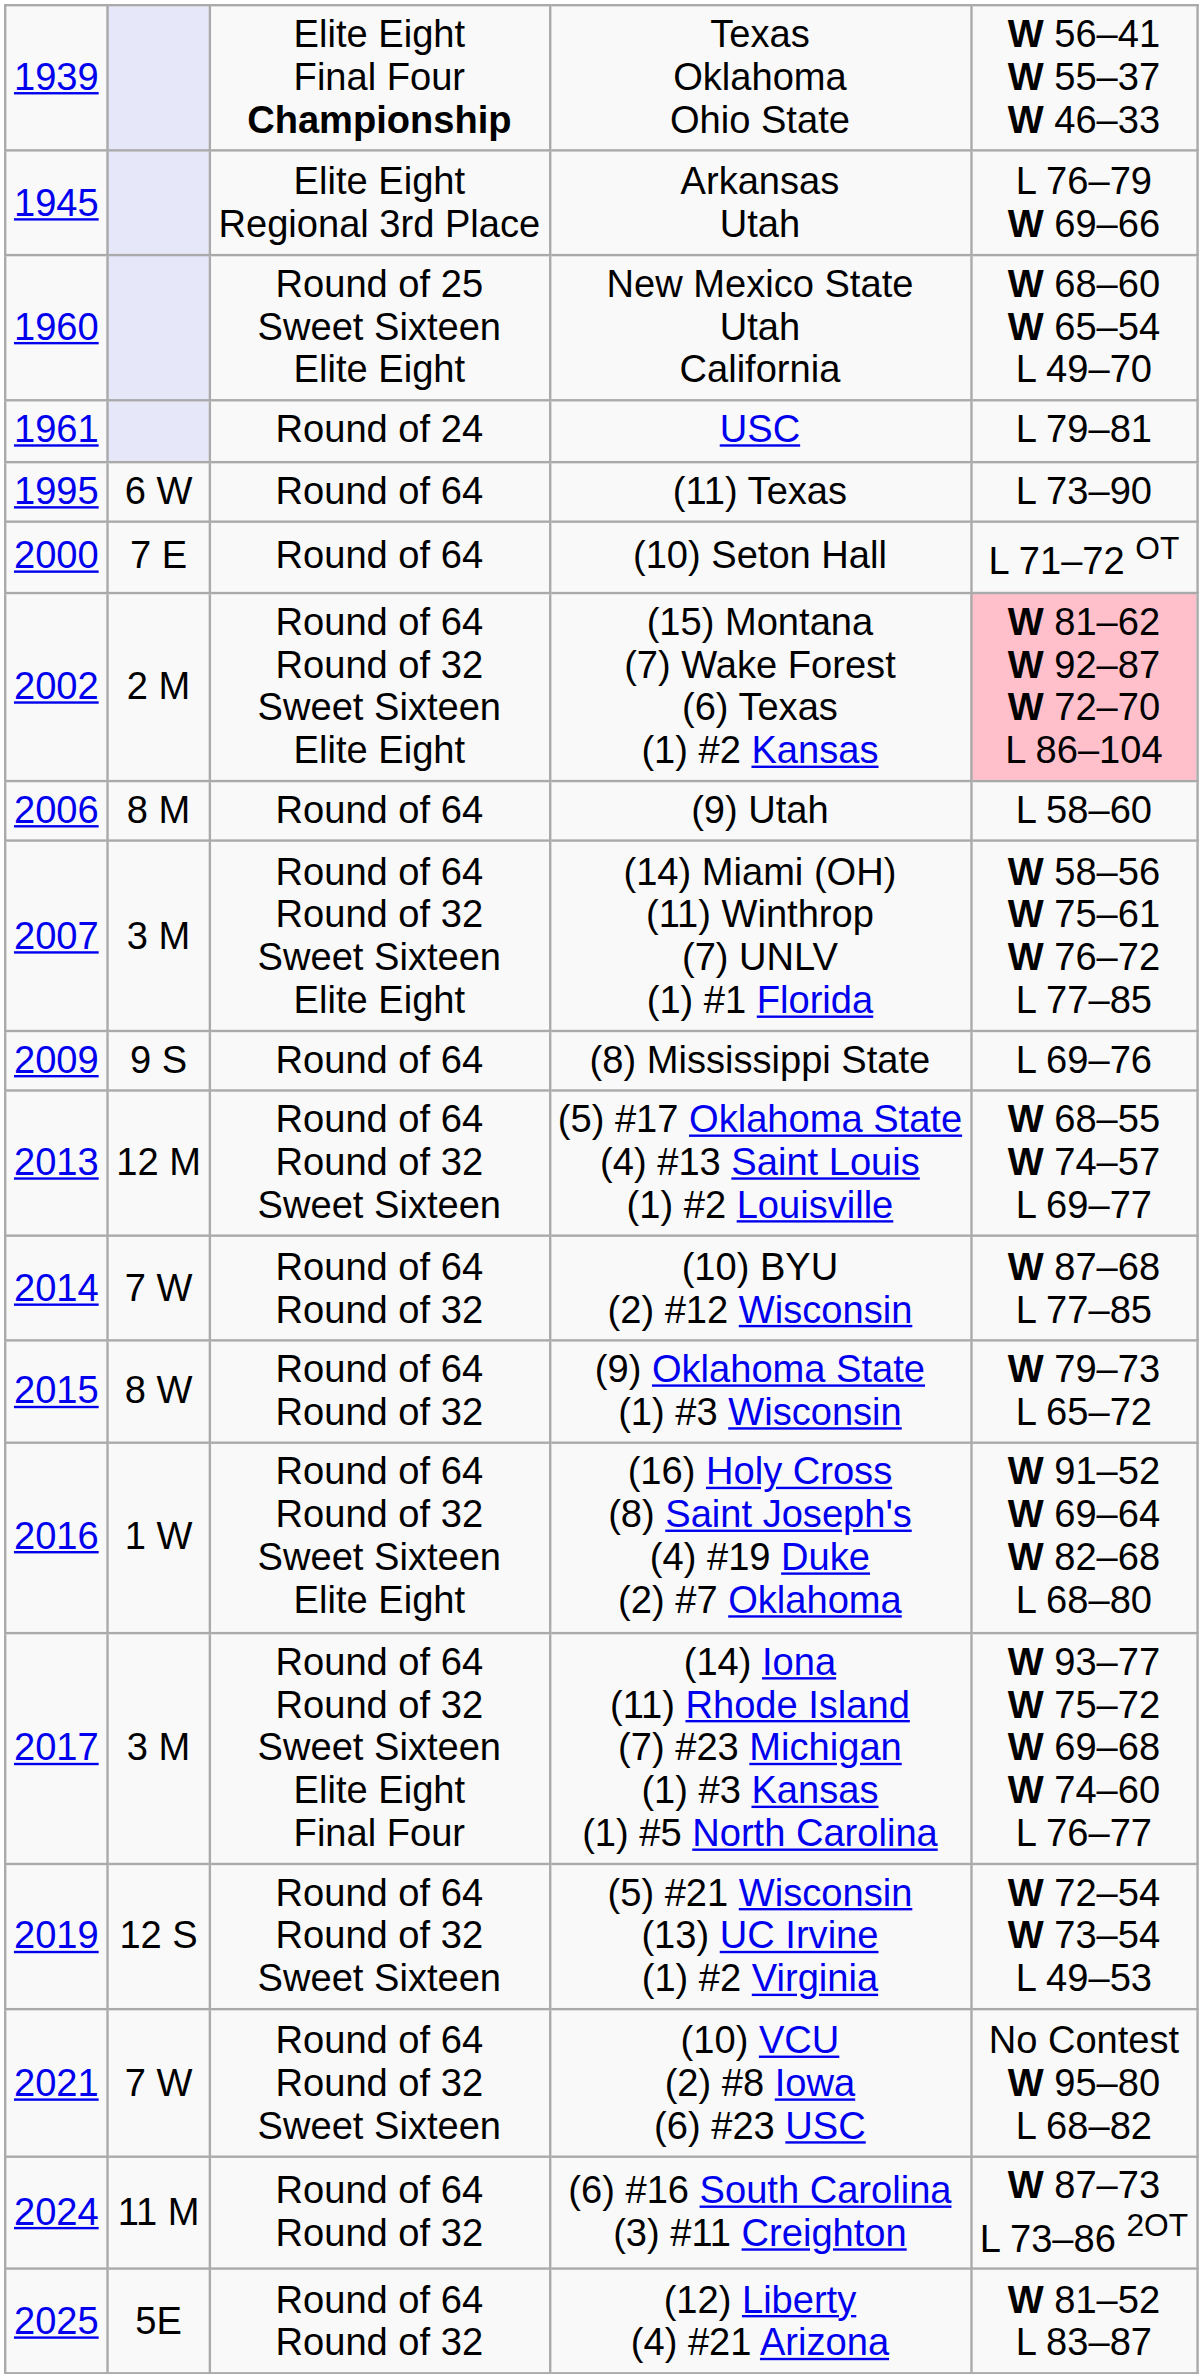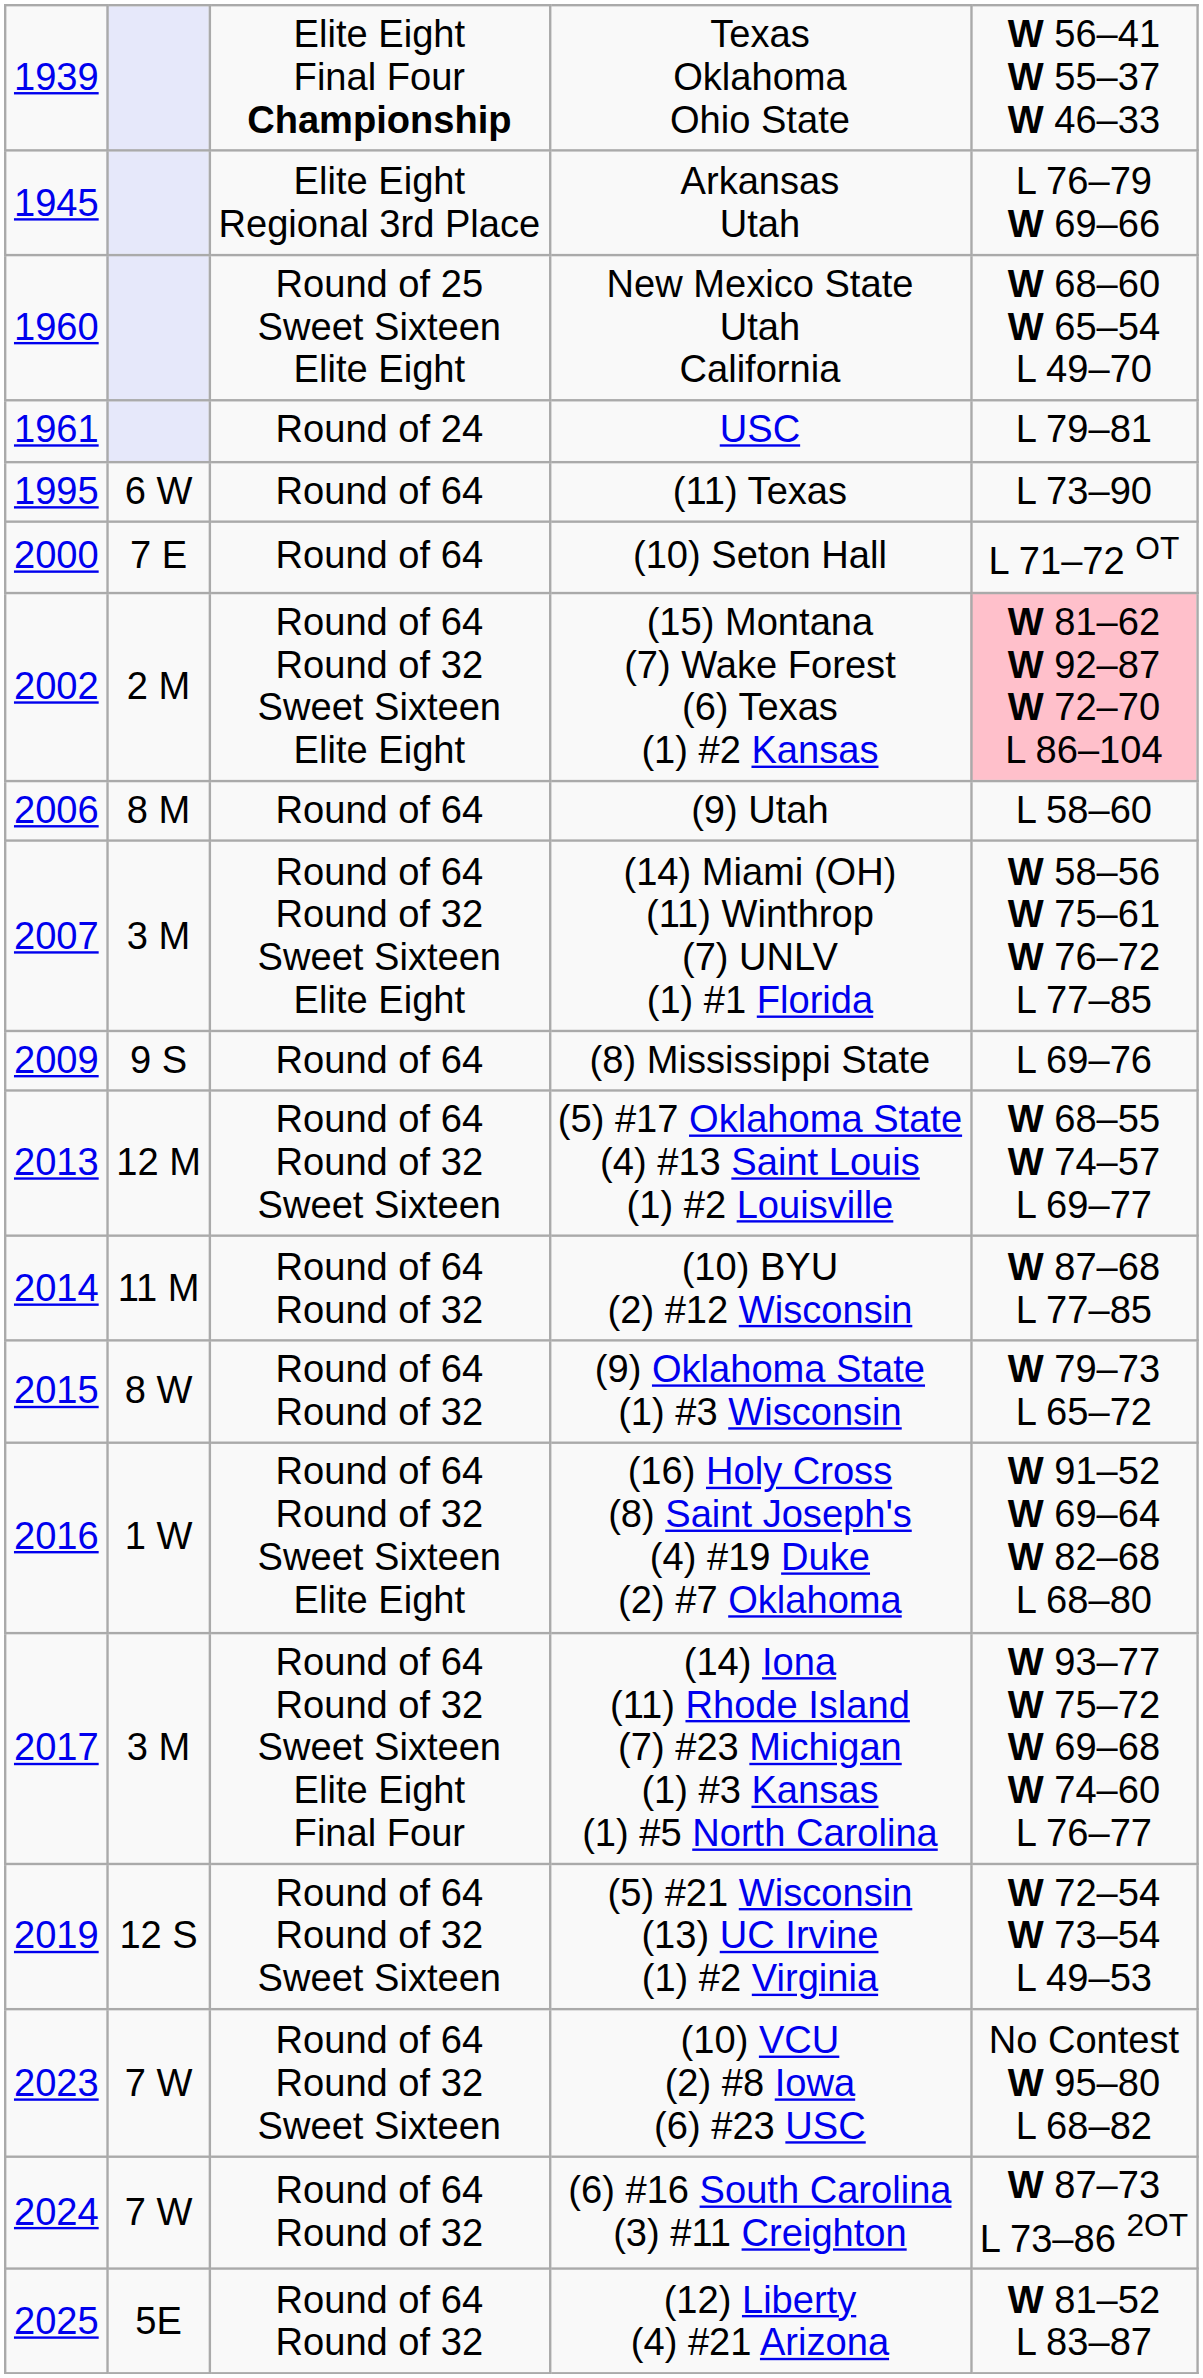(159, 1287) 7 W -> (159, 1287) 11 M
(56, 2082) 2021 -> (56, 2082) 2023
(159, 2212) 11 M -> (159, 2212) 7 W
